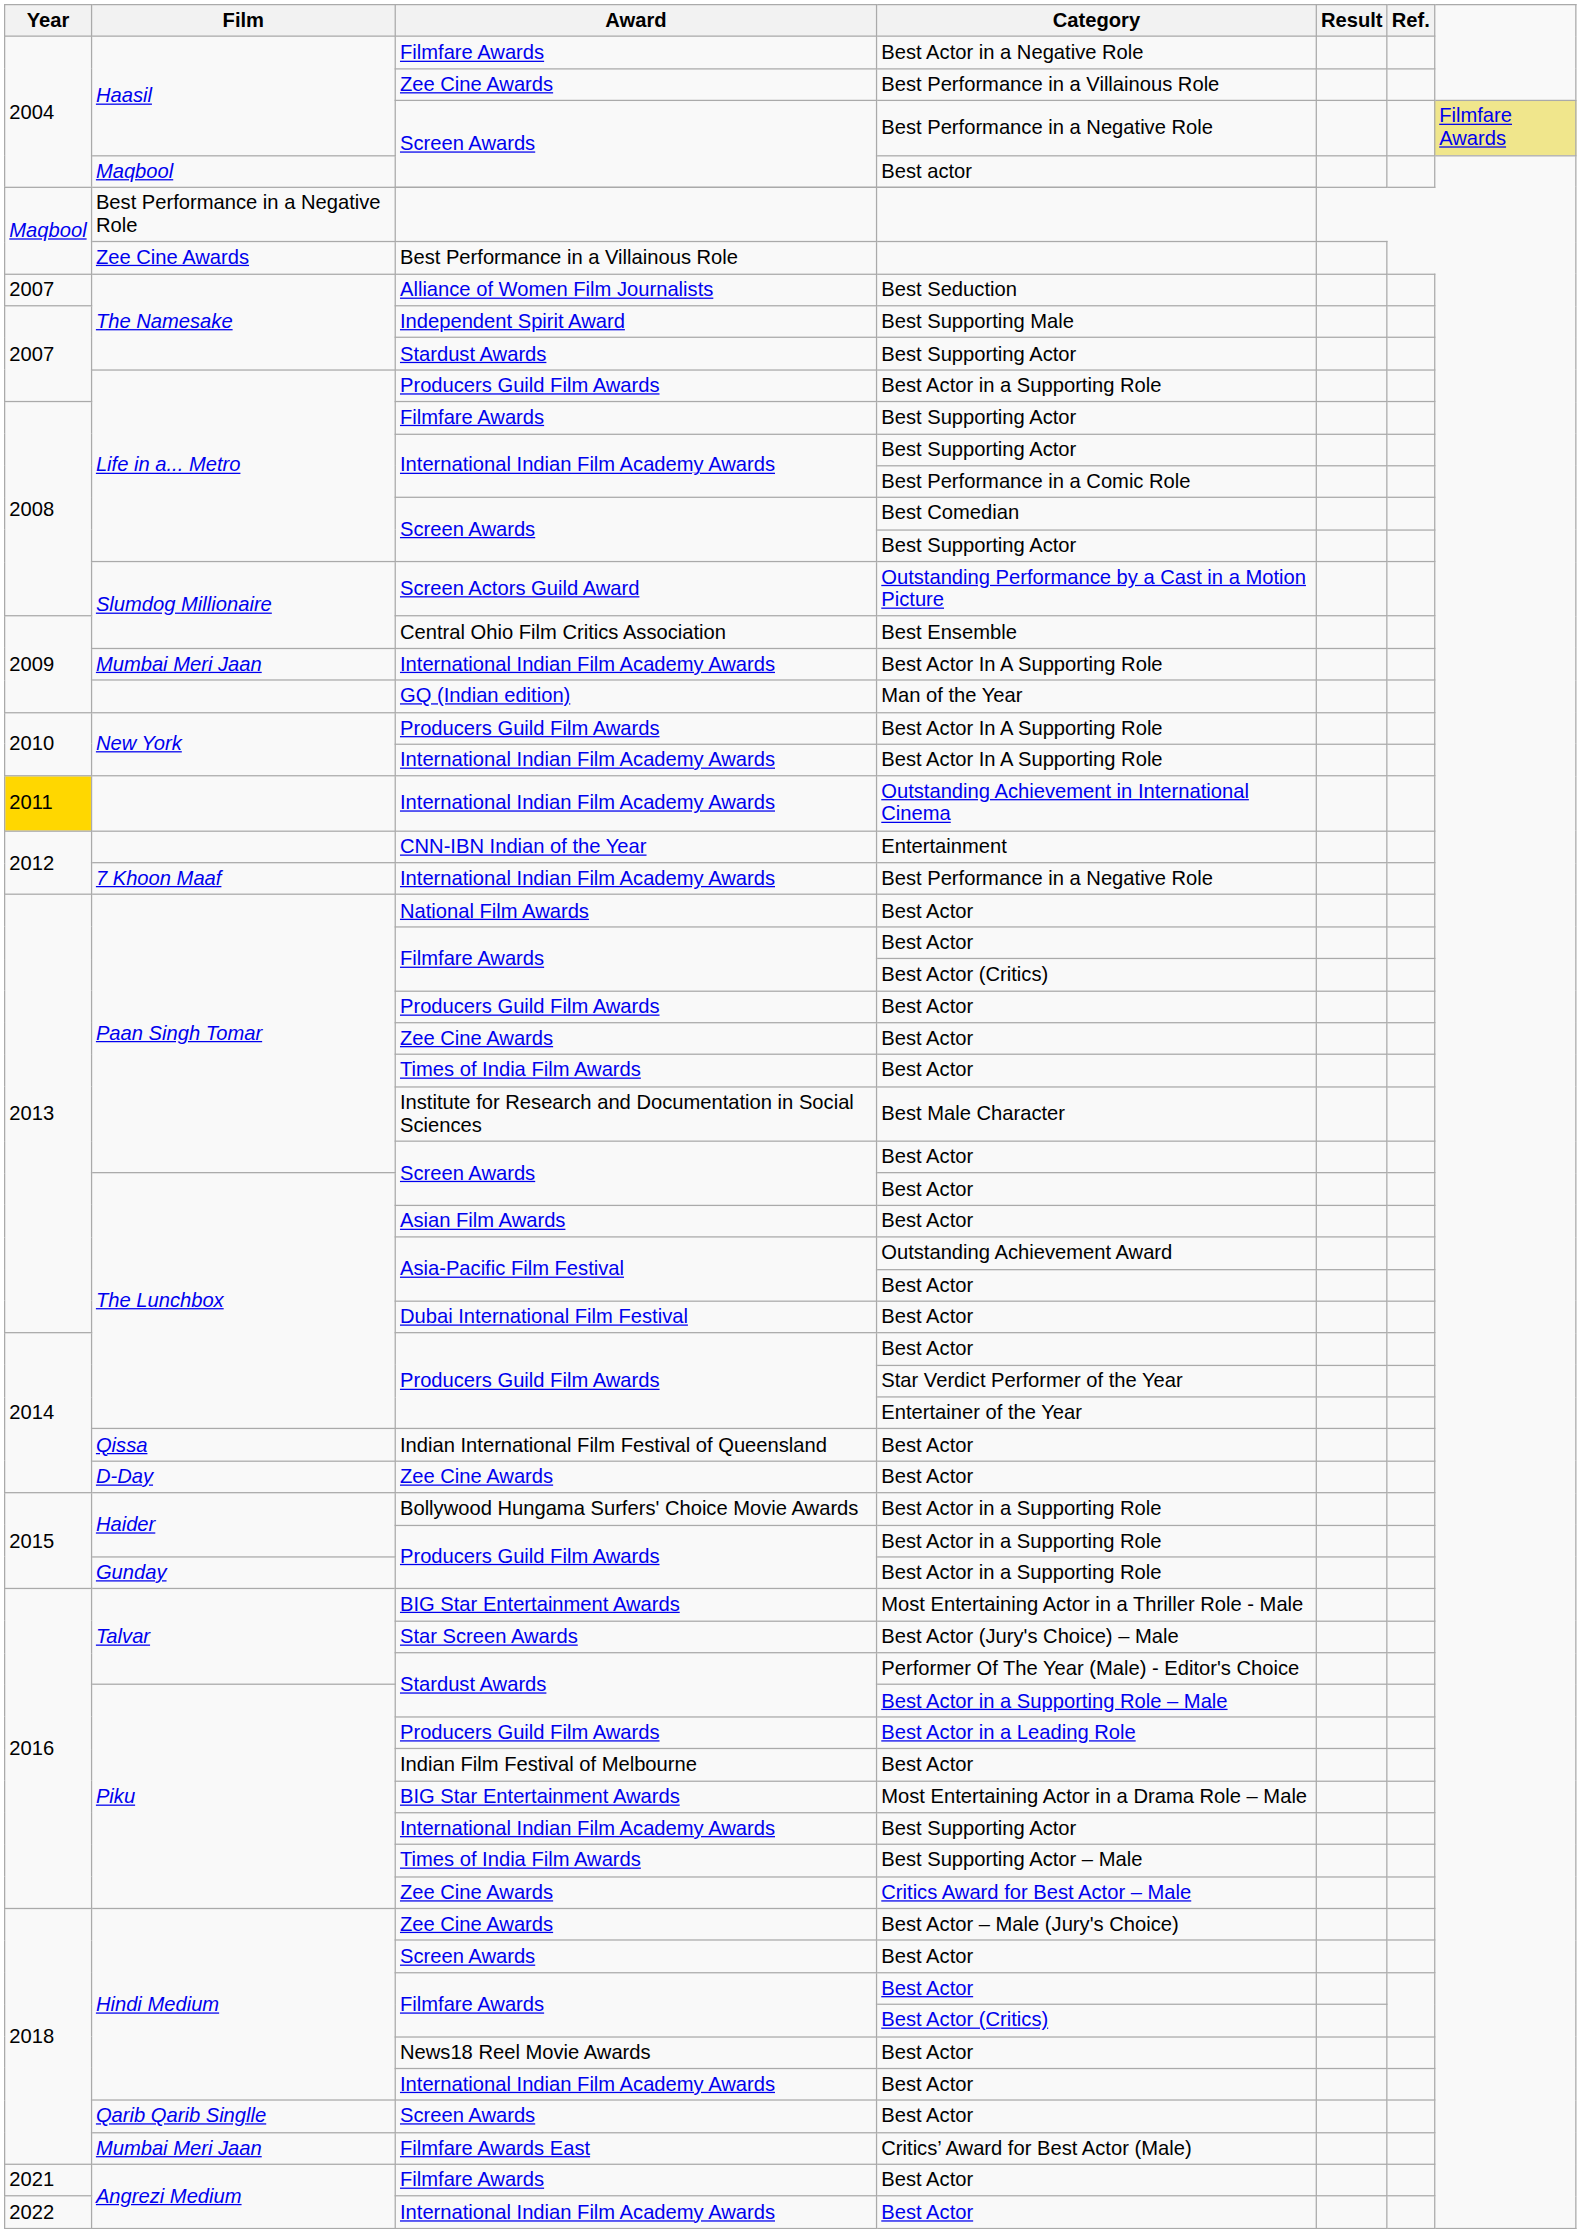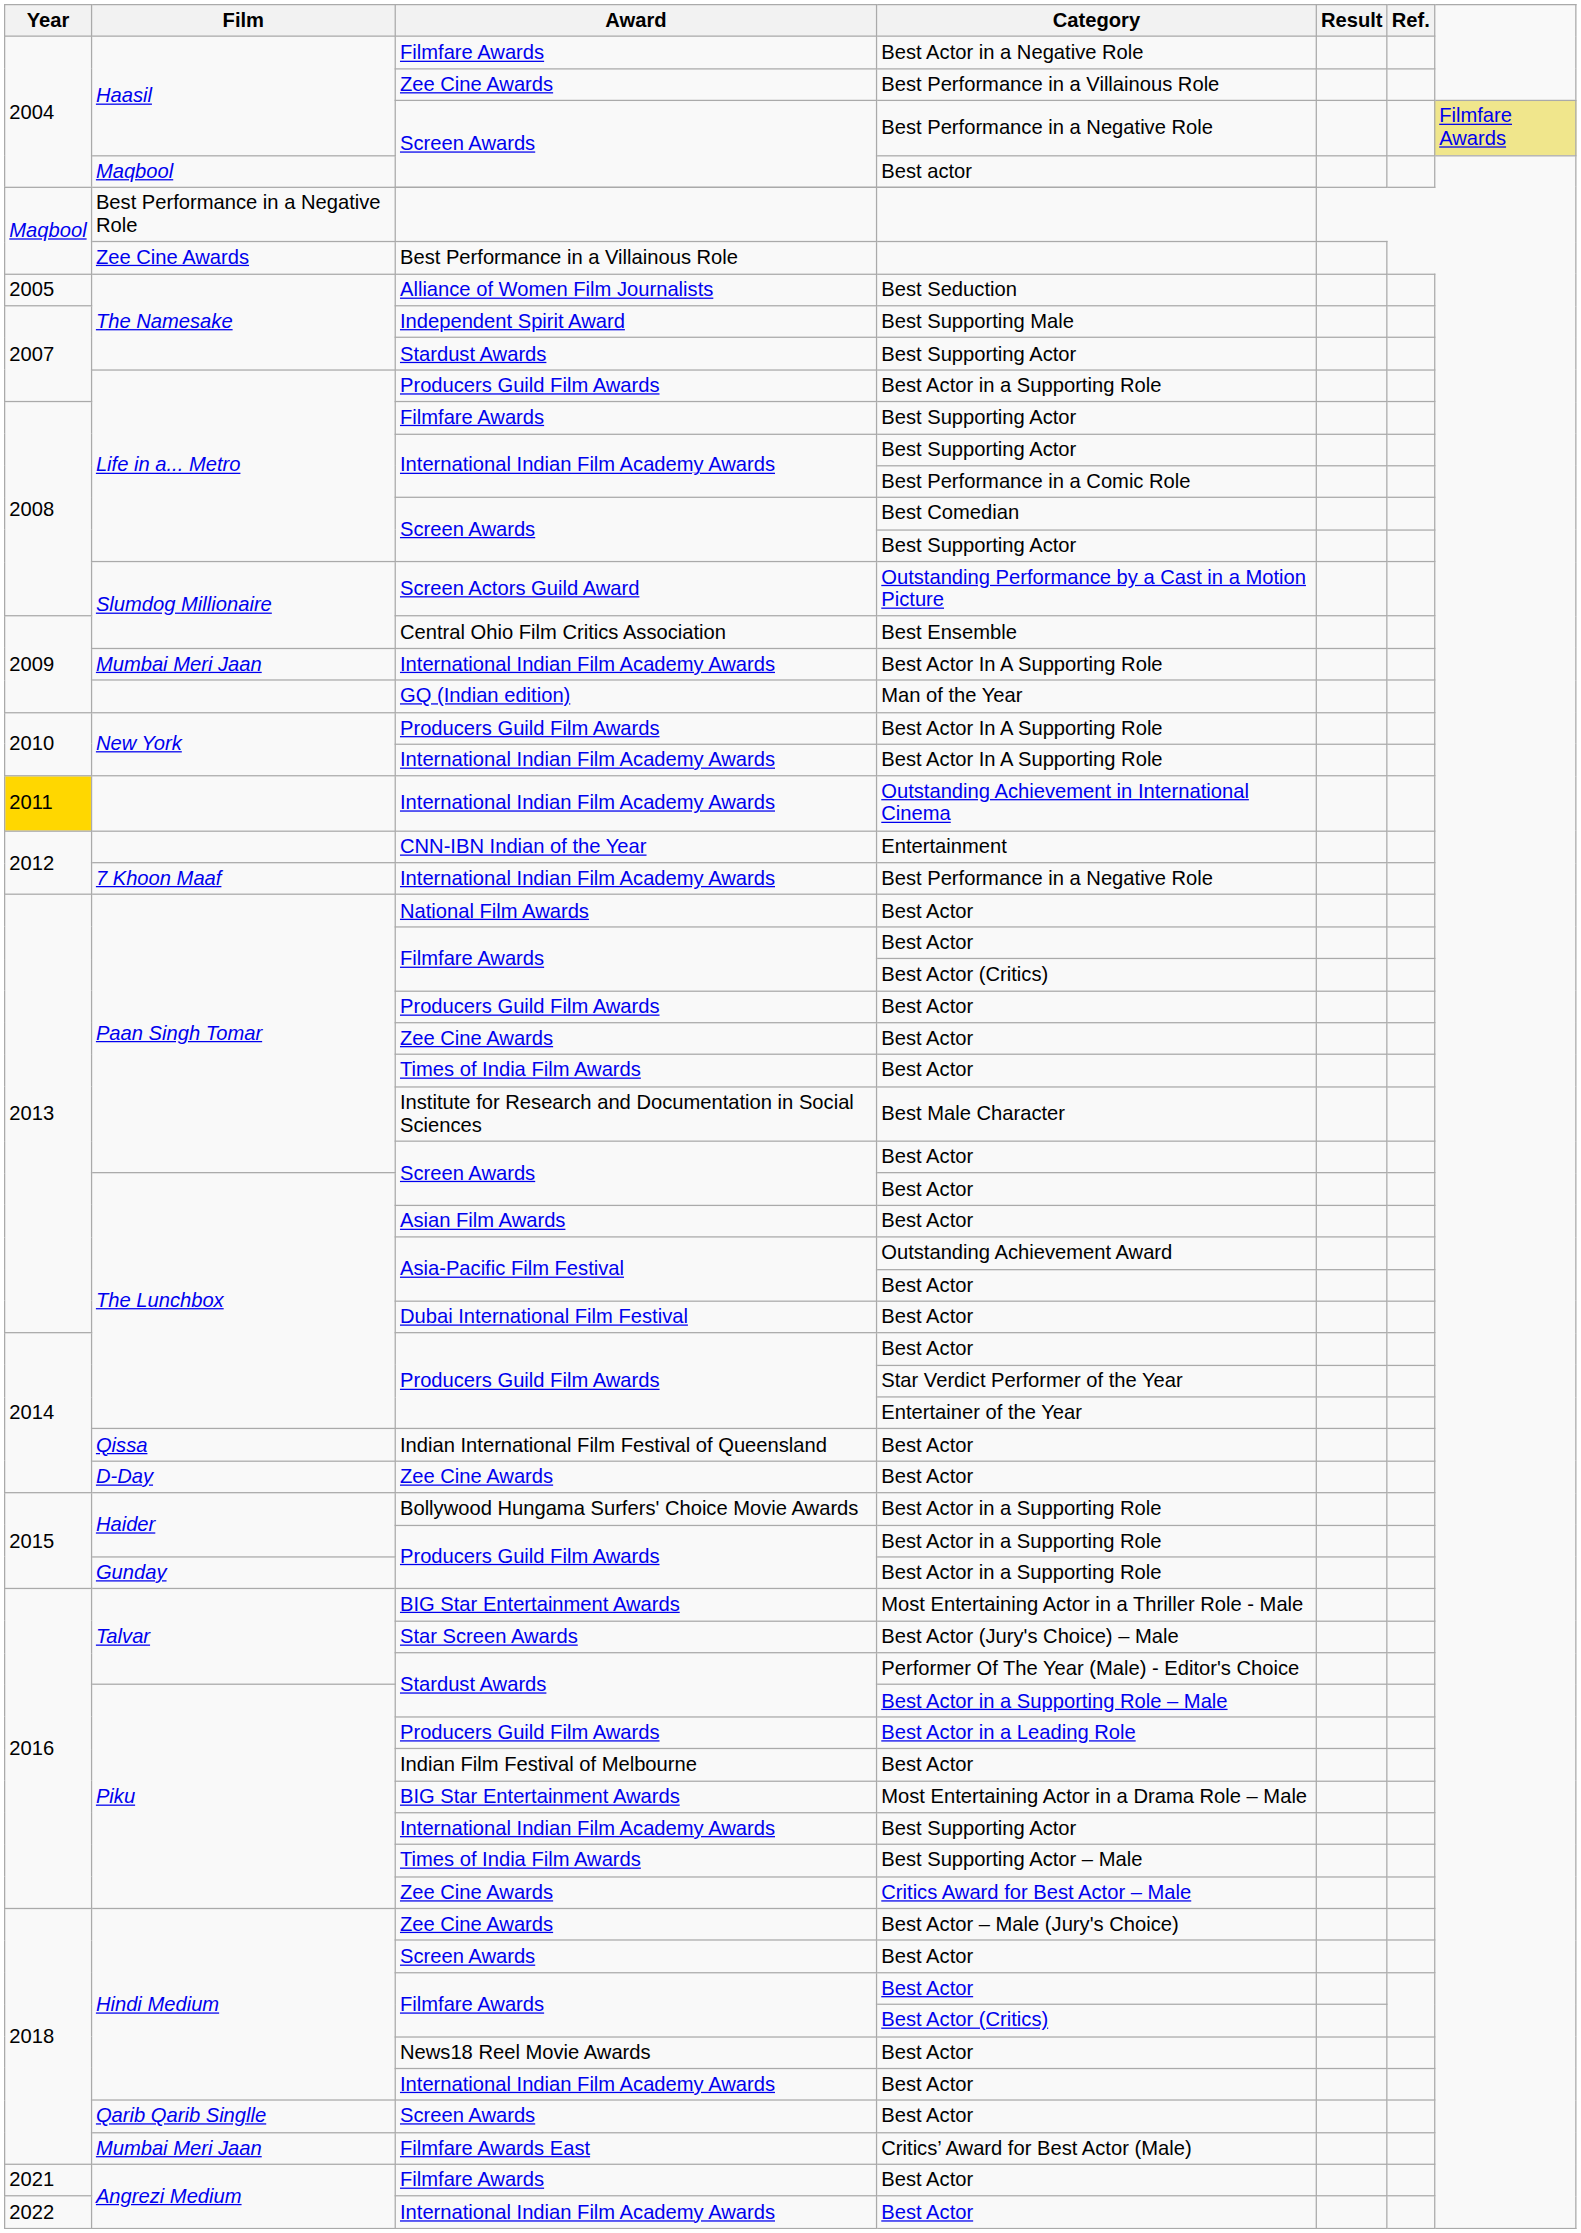(32, 289) 2007 -> (32, 289) 2005
